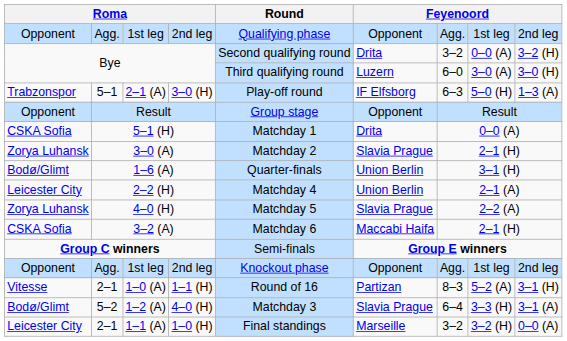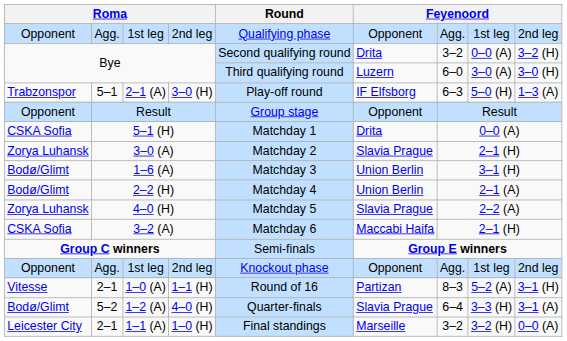(284, 170) Quarter-finals -> (284, 170) Matchday 3
(45, 190) Leicester City -> (38, 190) Bodø/Glimt
(284, 307) Matchday 3 -> (284, 307) Quarter-finals
